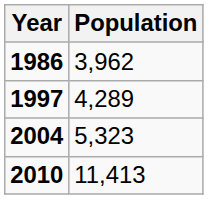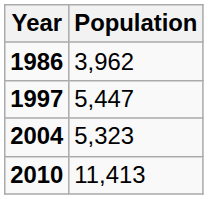(104, 99) 4,289 -> (104, 99) 5,447
